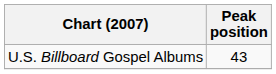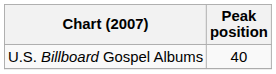(239, 56) 43 -> (239, 56) 40
